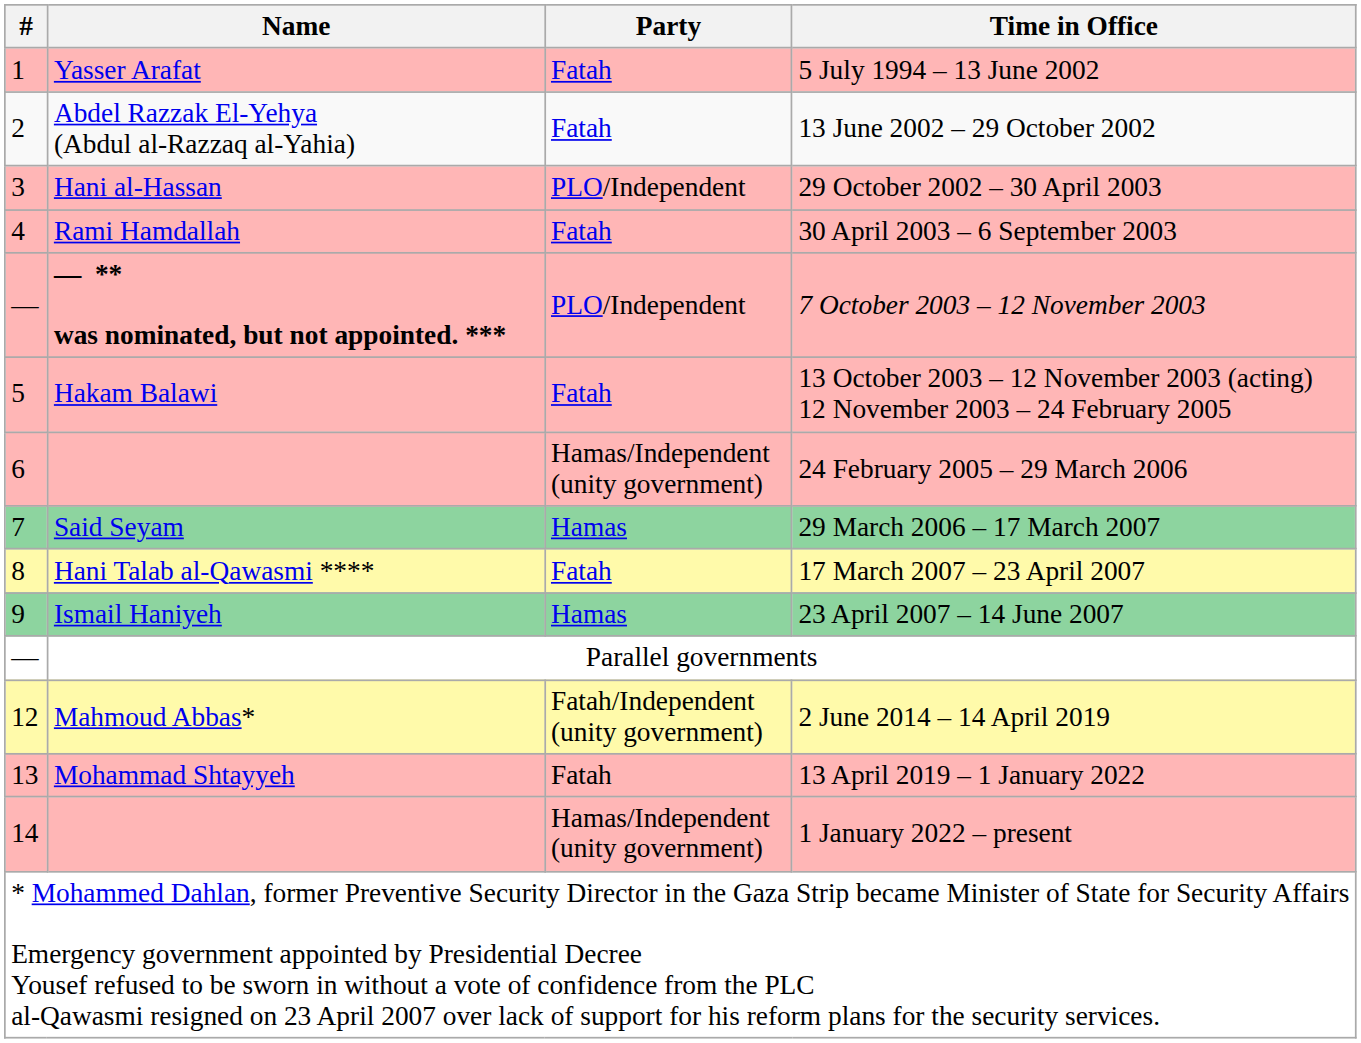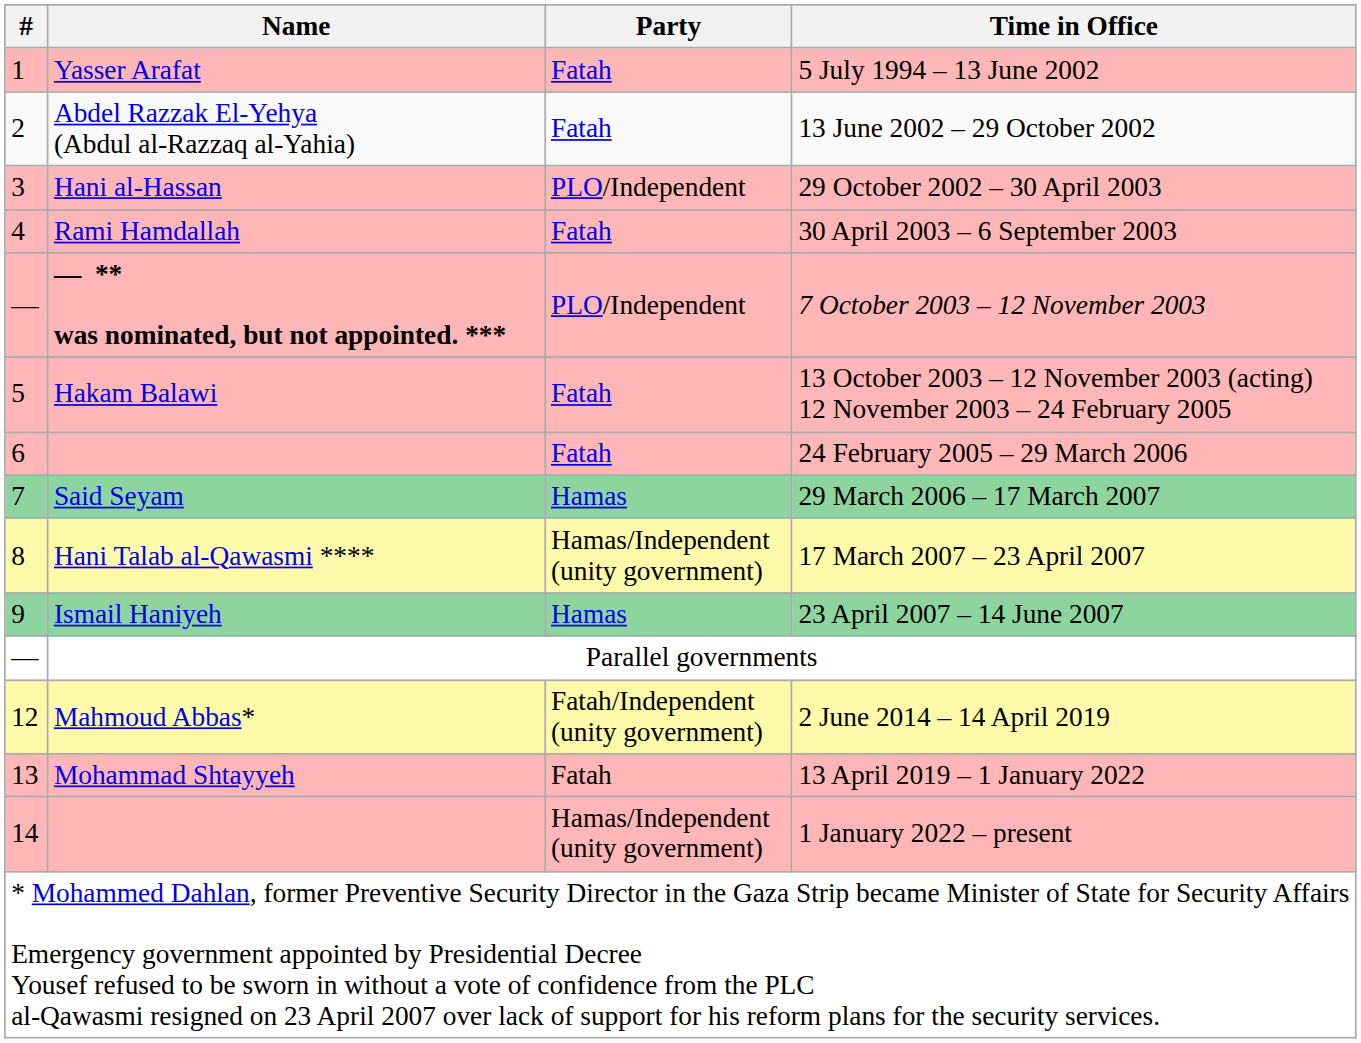(660, 468) Hamas/Independent (unity government) -> (581, 453) Fatah
(581, 570) Fatah -> (660, 555) Hamas/Independent (unity government)
